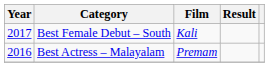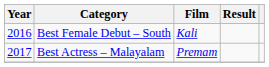(19, 33) 2017 -> (19, 33) 2016
(19, 52) 2016 -> (19, 52) 2017
